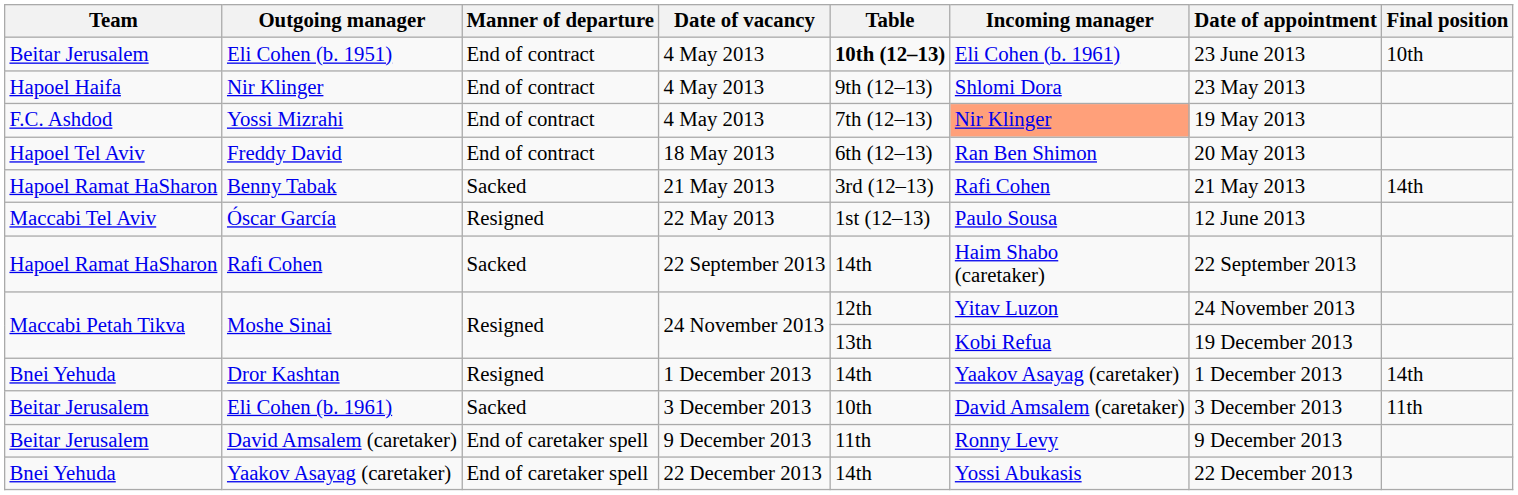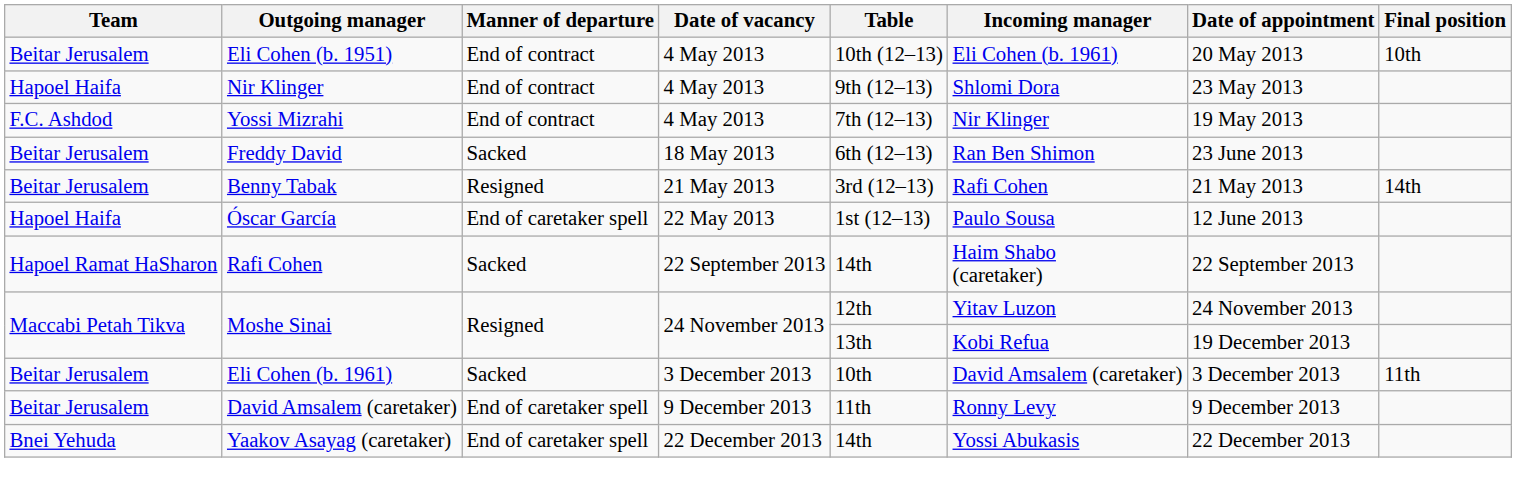(890, 53) bold -> (889, 53) normal
(1250, 53) 23 June 2013 -> (1247, 53) 20 May 2013
(1003, 119) lightsalmon background -> (1001, 119) no background
(77, 152) Hapoel Tel Aviv -> (79, 152) Beitar Jerusalem
(531, 152) End of contract -> (496, 152) Sacked
(1250, 152) 20 May 2013 -> (1247, 152) 23 June 2013
(113, 185) Hapoel Ramat HaSharon -> (79, 185) Beitar Jerusalem
(496, 185) Sacked -> (505, 185) Resigned
(83, 218) Maccabi Tel Aviv -> (65, 218) Hapoel Haifa
(505, 218) Resigned -> (557, 218) End of caretaker spell
- row: (283, 374)
